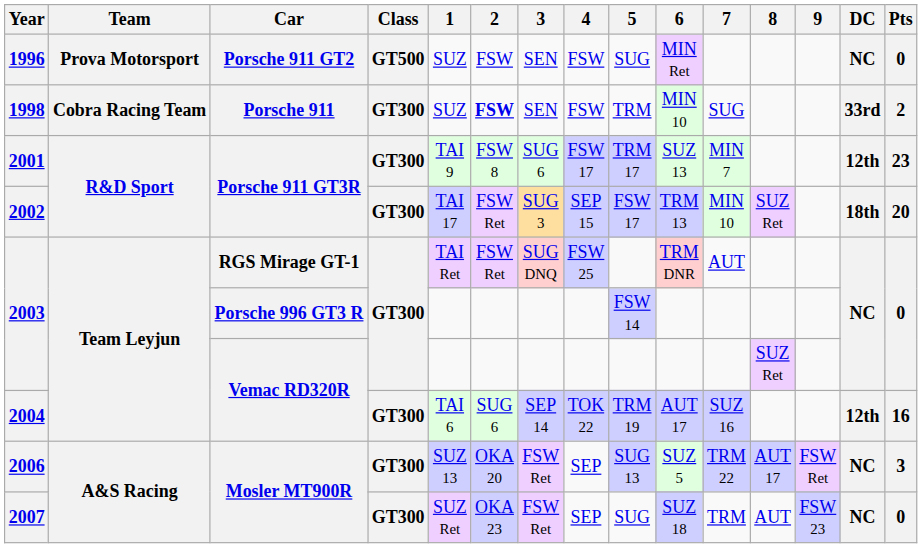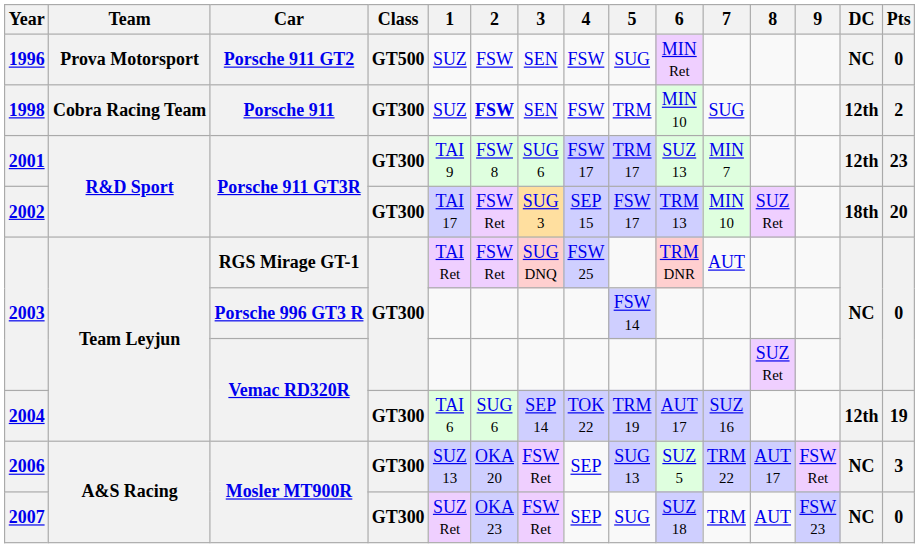(863, 110) 33rd -> (862, 110) 12th
(901, 415) 16 -> (899, 415) 19
